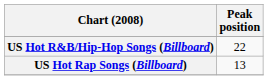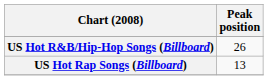(240, 46) 22 -> (240, 46) 26
